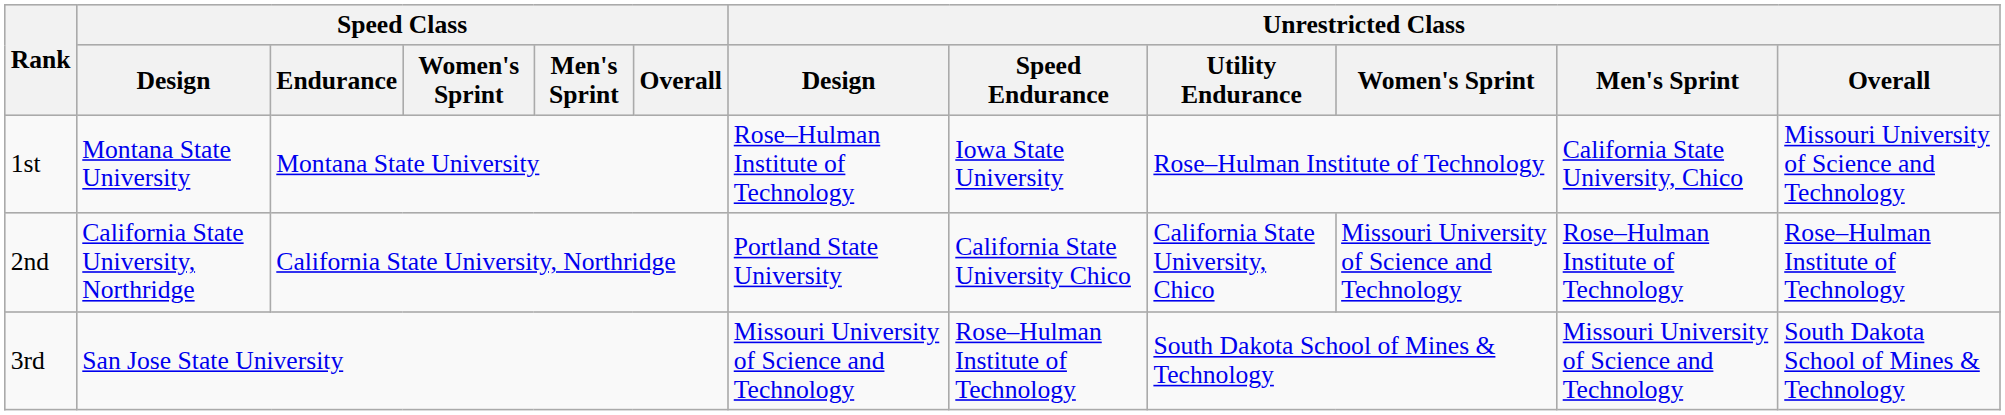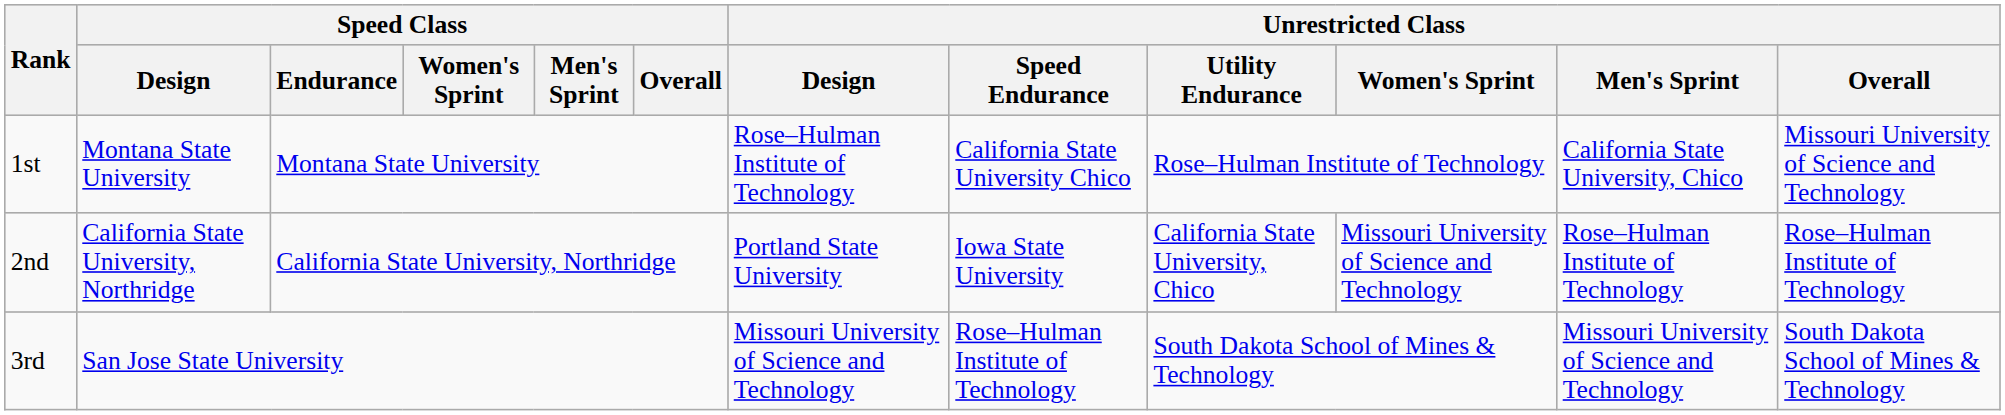(1010, 163) Iowa State University -> (1043, 163) California State University Chico
(1043, 261) California State University Chico -> (1010, 261) Iowa State University
